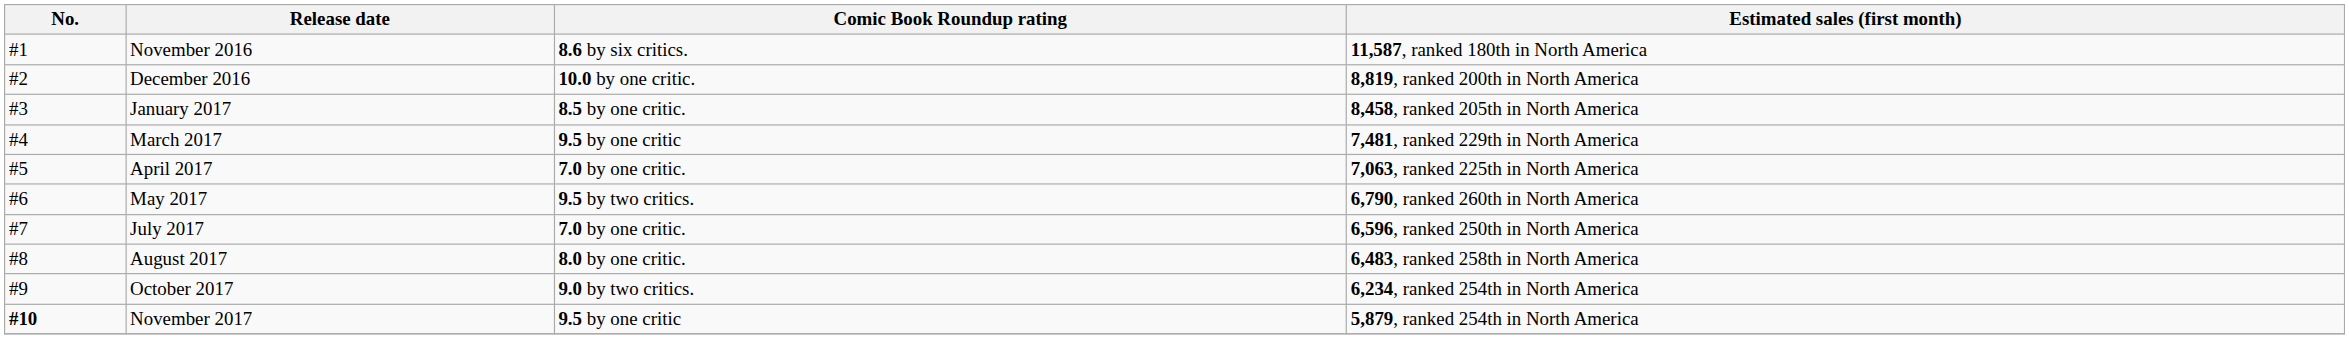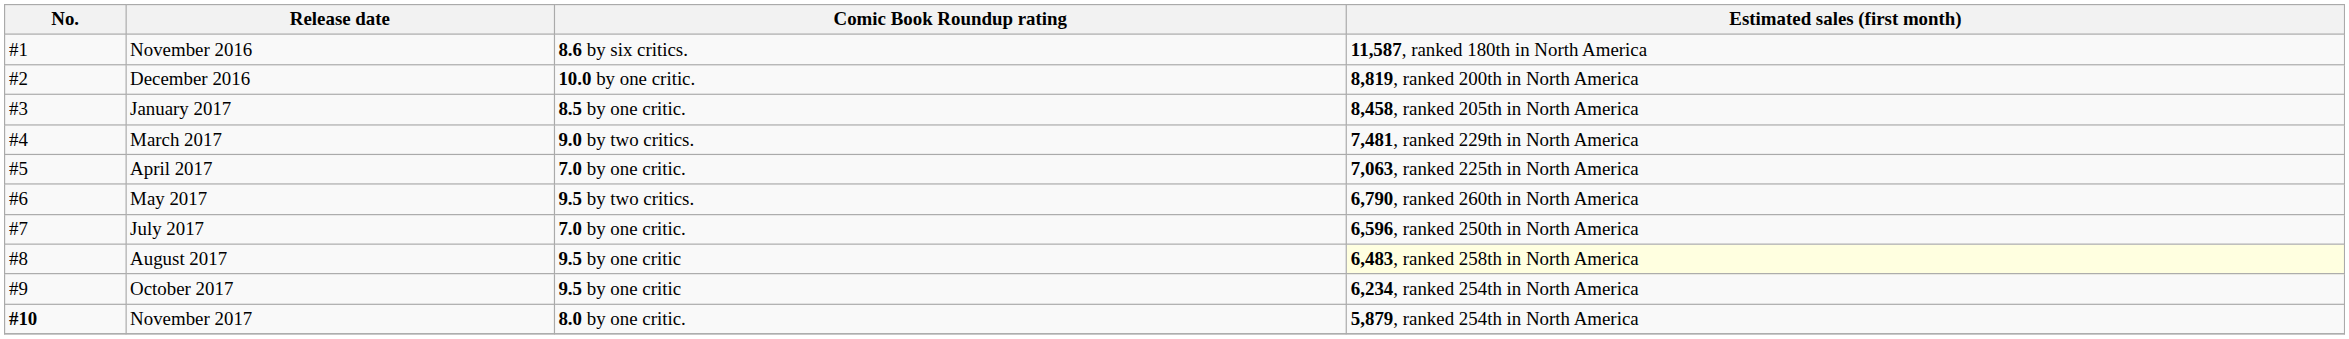(620, 139) 9.5 by one critic -> (626, 139) 9.0 by two critics.
(622, 259) 8.0 by one critic. -> (620, 259) 9.5 by one critic
(1495, 259) no background -> (1495, 259) lightyellow background
(626, 288) 9.0 by two critics. -> (620, 288) 9.5 by one critic
(620, 318) 9.5 by one critic -> (622, 318) 8.0 by one critic.
